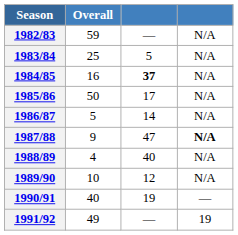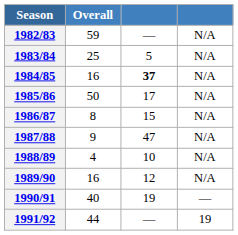(93, 116) 5 -> (93, 116) 8
(149, 116) 14 -> (149, 116) 15
(205, 137) bold -> (205, 137) normal
(149, 157) 40 -> (149, 157) 10
(93, 178) 10 -> (93, 178) 16
(93, 219) 49 -> (93, 219) 44
